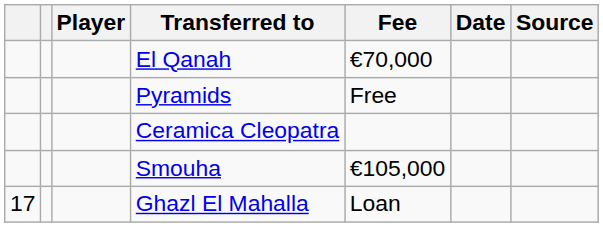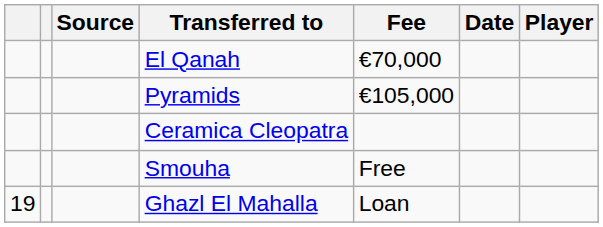columns swapped: (91, 22) <-> (555, 22)
(373, 95) Free -> (406, 95) €105,000
(398, 167) €105,000 -> (382, 167) Free
(23, 204) 17 -> (23, 204) 19
